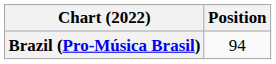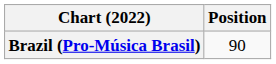(237, 44) 94 -> (237, 44) 90
